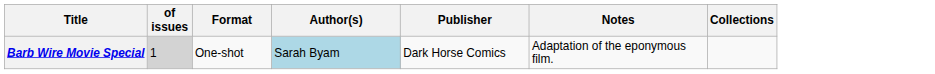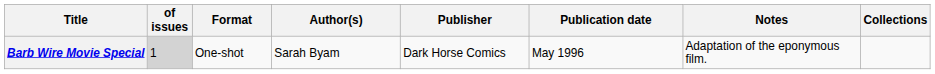+ column: (606, 20)
(307, 52) lightblue background -> (307, 52) no background
